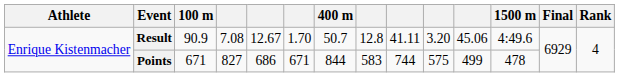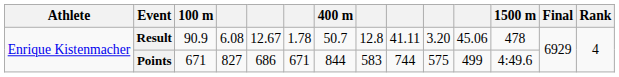(232, 38) 7.08 -> (232, 38) 6.08
(299, 38) 1.70 -> (299, 38) 1.78
(515, 38) 4:49.6 -> (515, 38) 478
(515, 61) 478 -> (515, 61) 4:49.6
